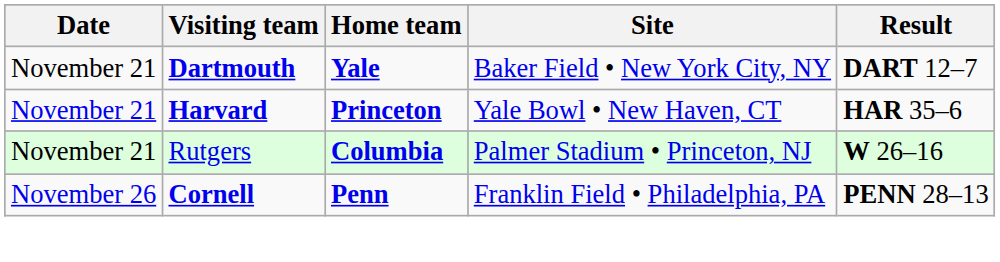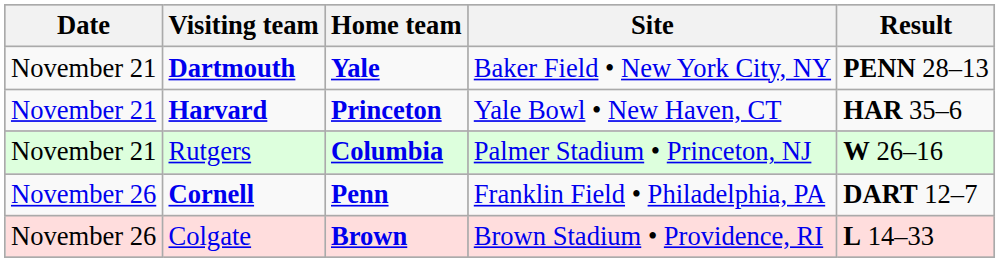(910, 67) DART 12–7 -> (916, 67) PENN 28–13
(916, 194) PENN 28–13 -> (910, 194) DART 12–7
+ row: (210, 236)
